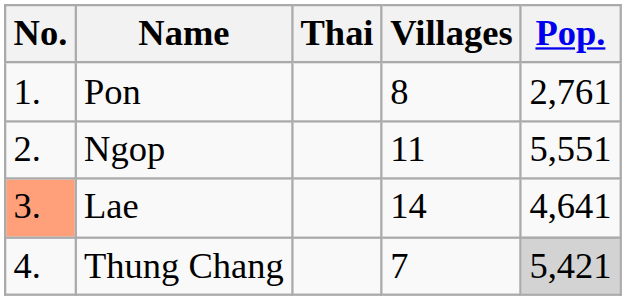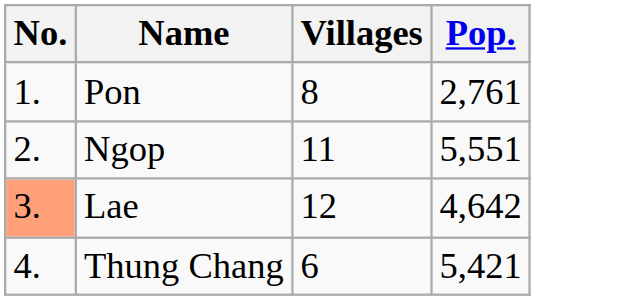- column: (337, 33)
(409, 206) 14 -> (319, 206) 12
(570, 206) 4,641 -> (481, 206) 4,642
(399, 264) 7 -> (310, 264) 6
(570, 264) lightgrey background -> (481, 264) no background
